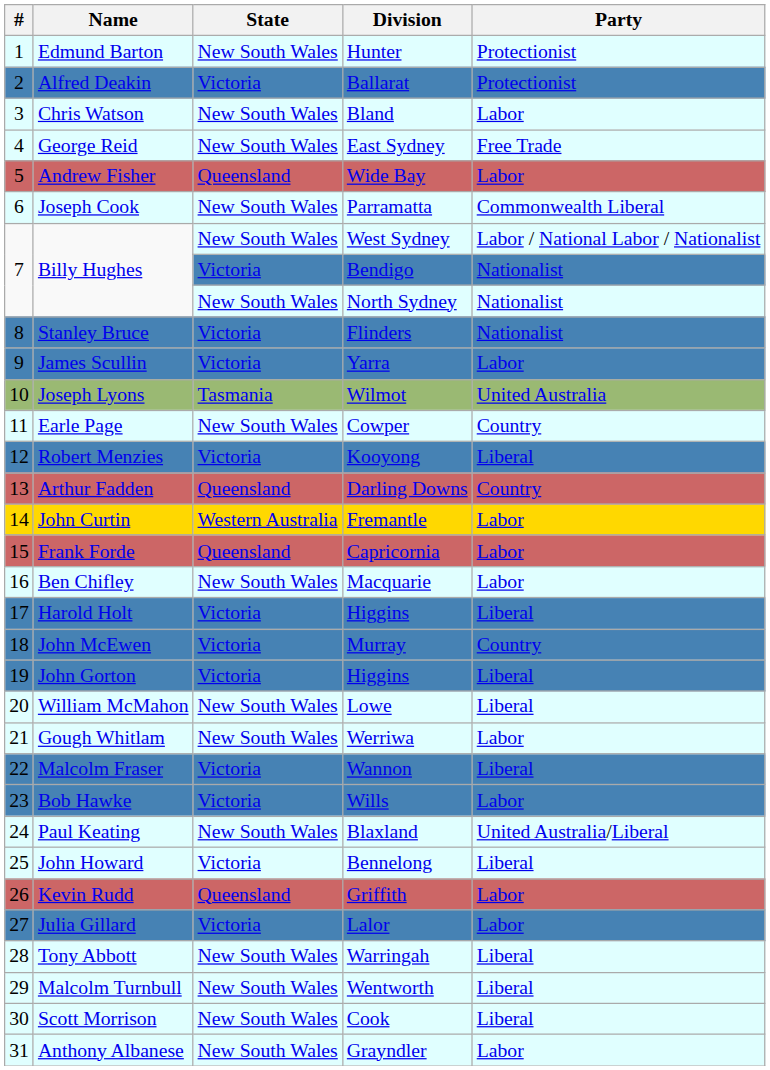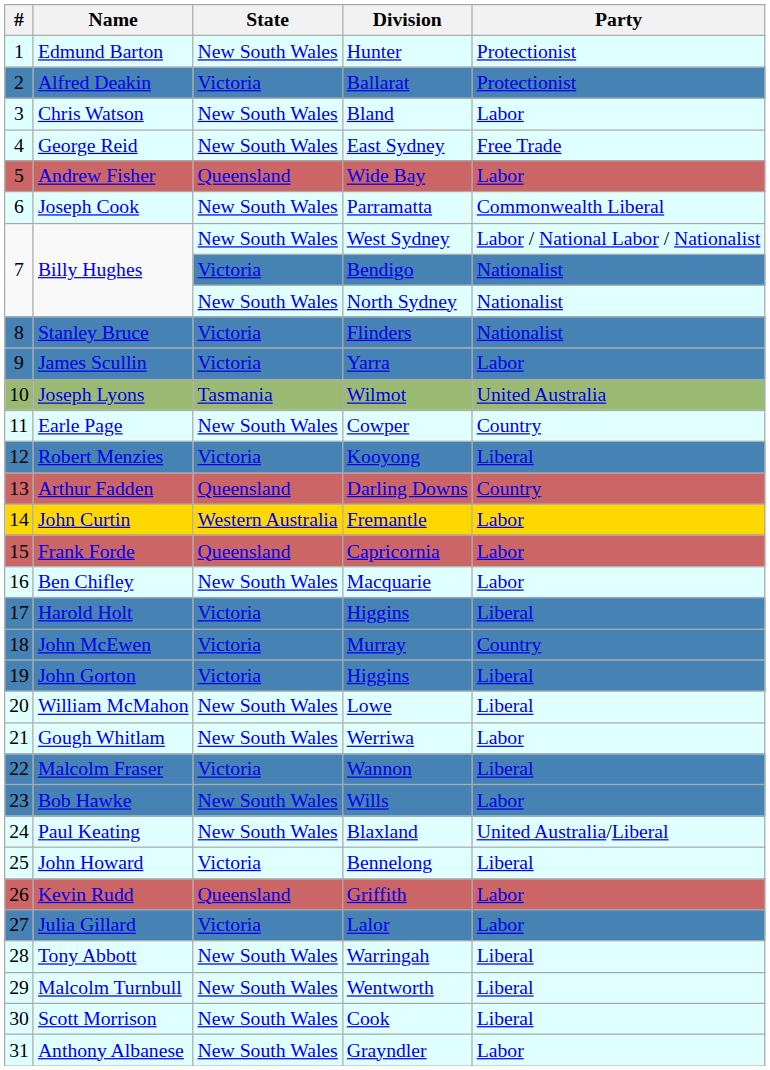(229, 800) Victoria -> (268, 800) New South Wales
